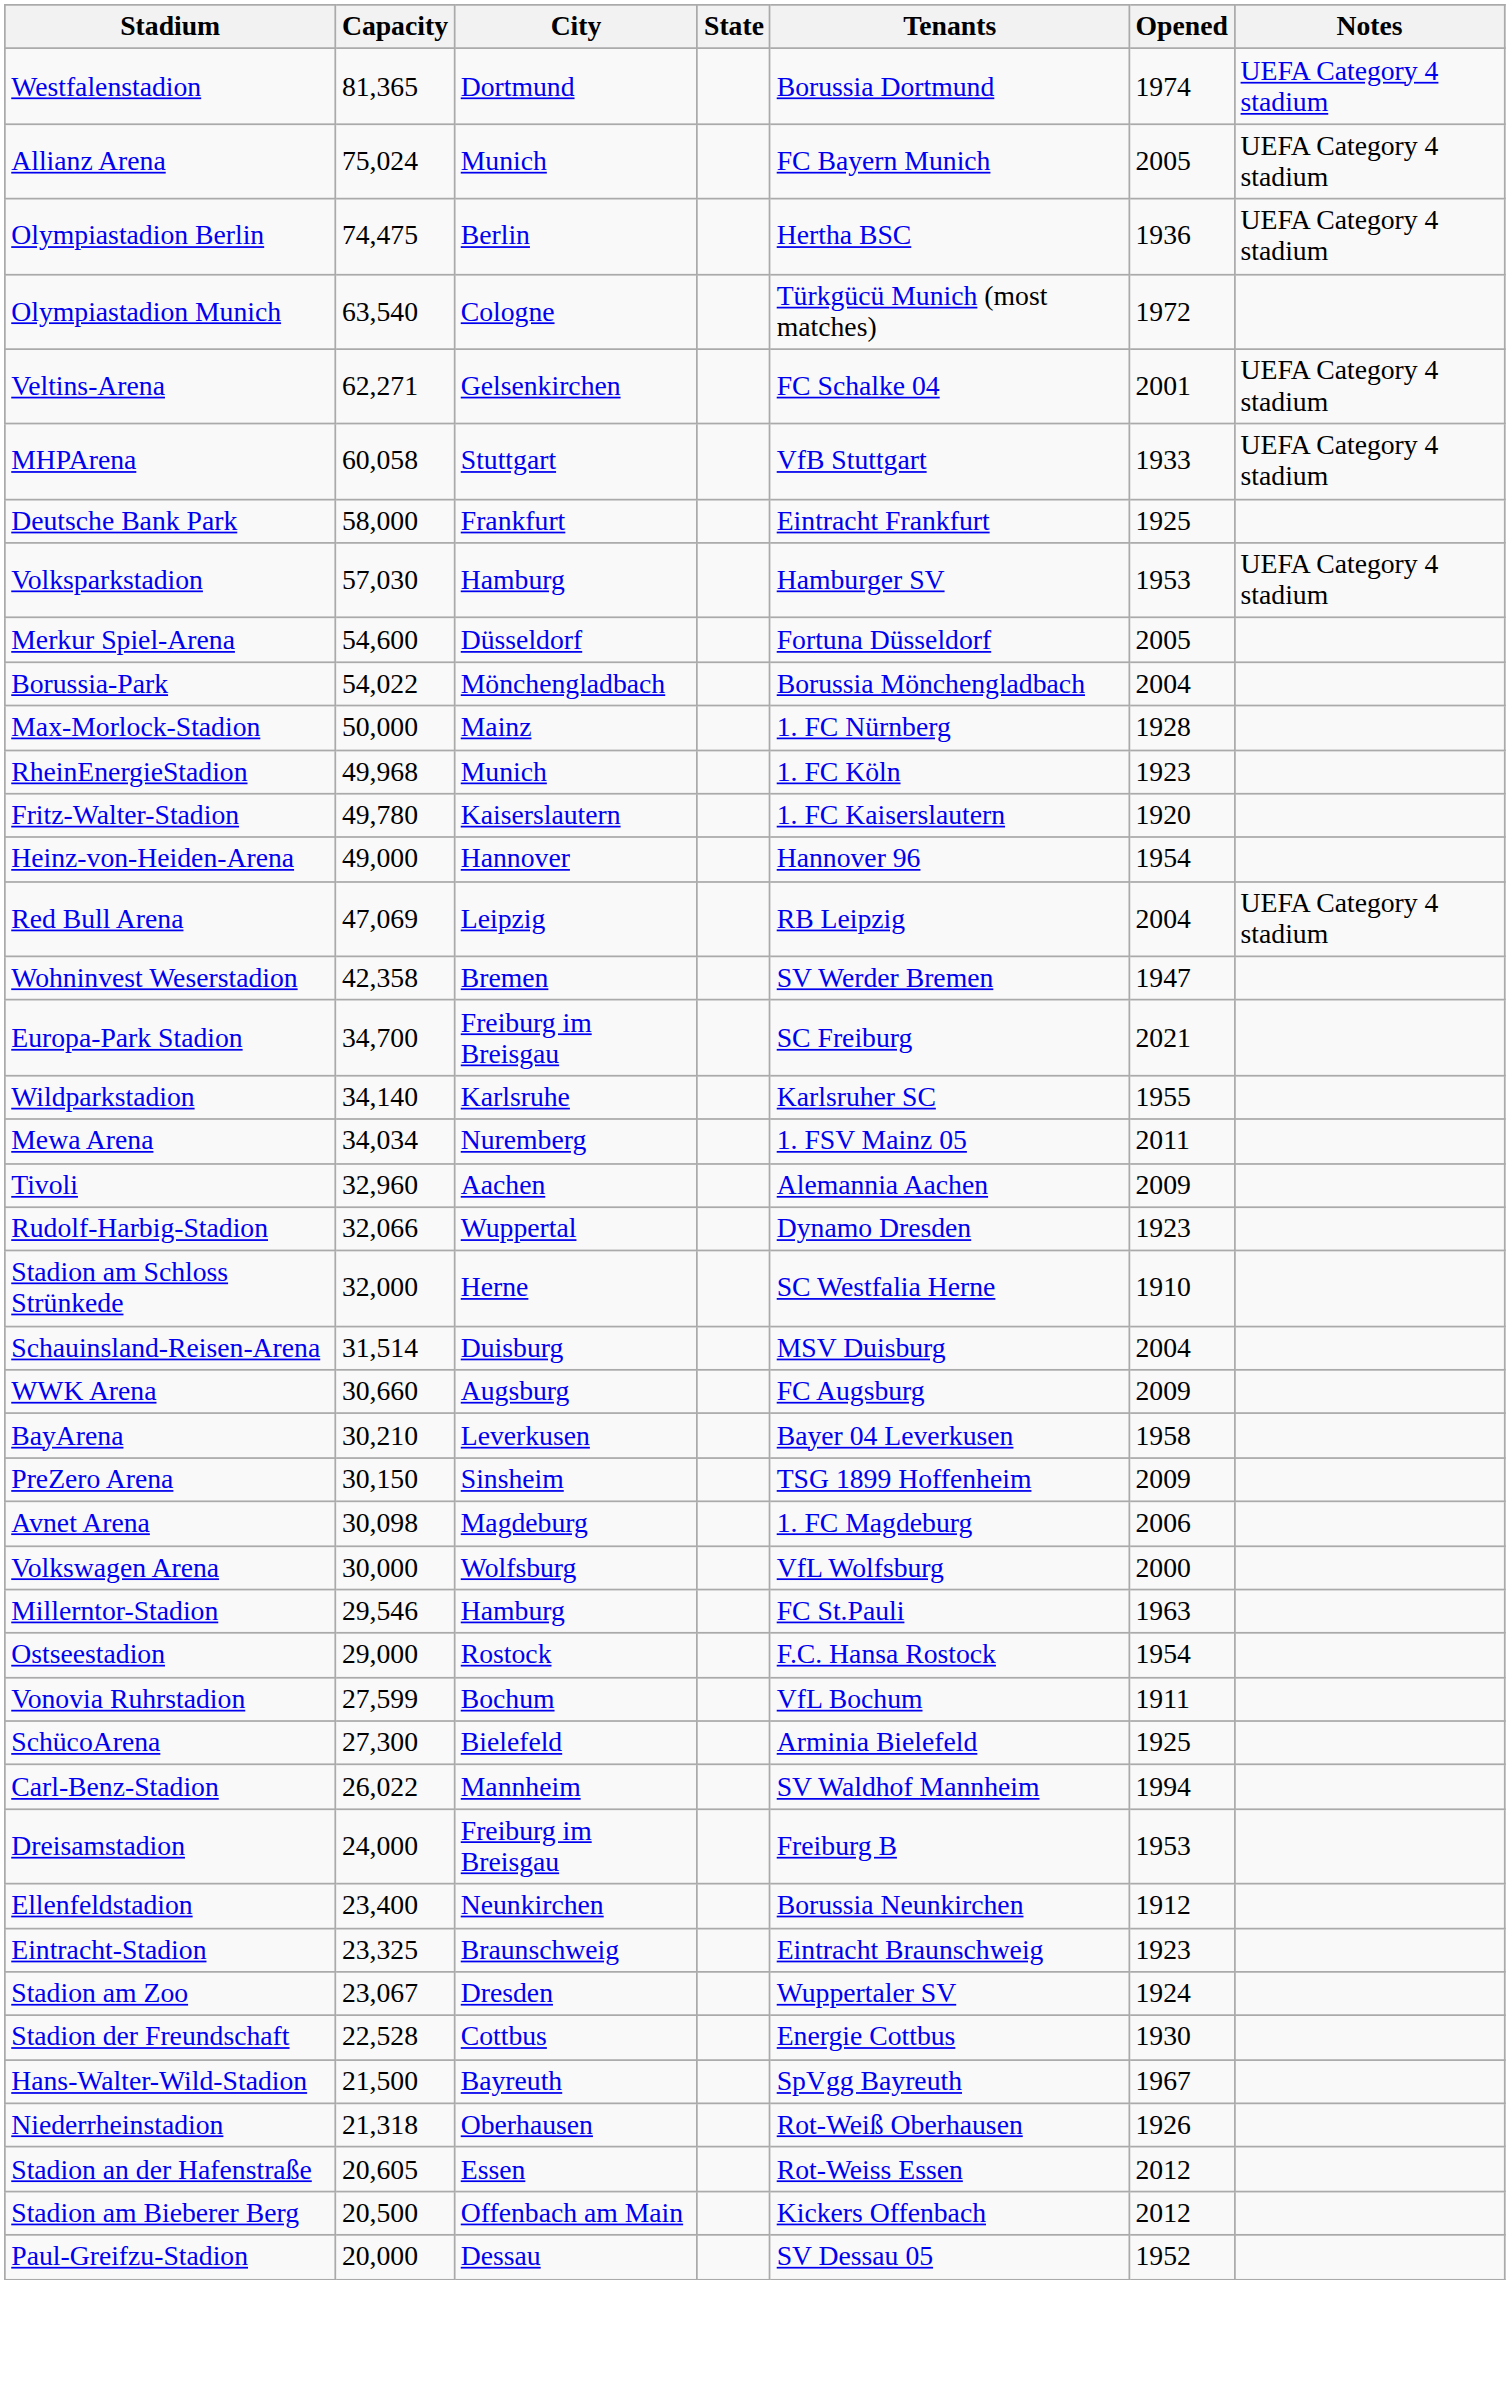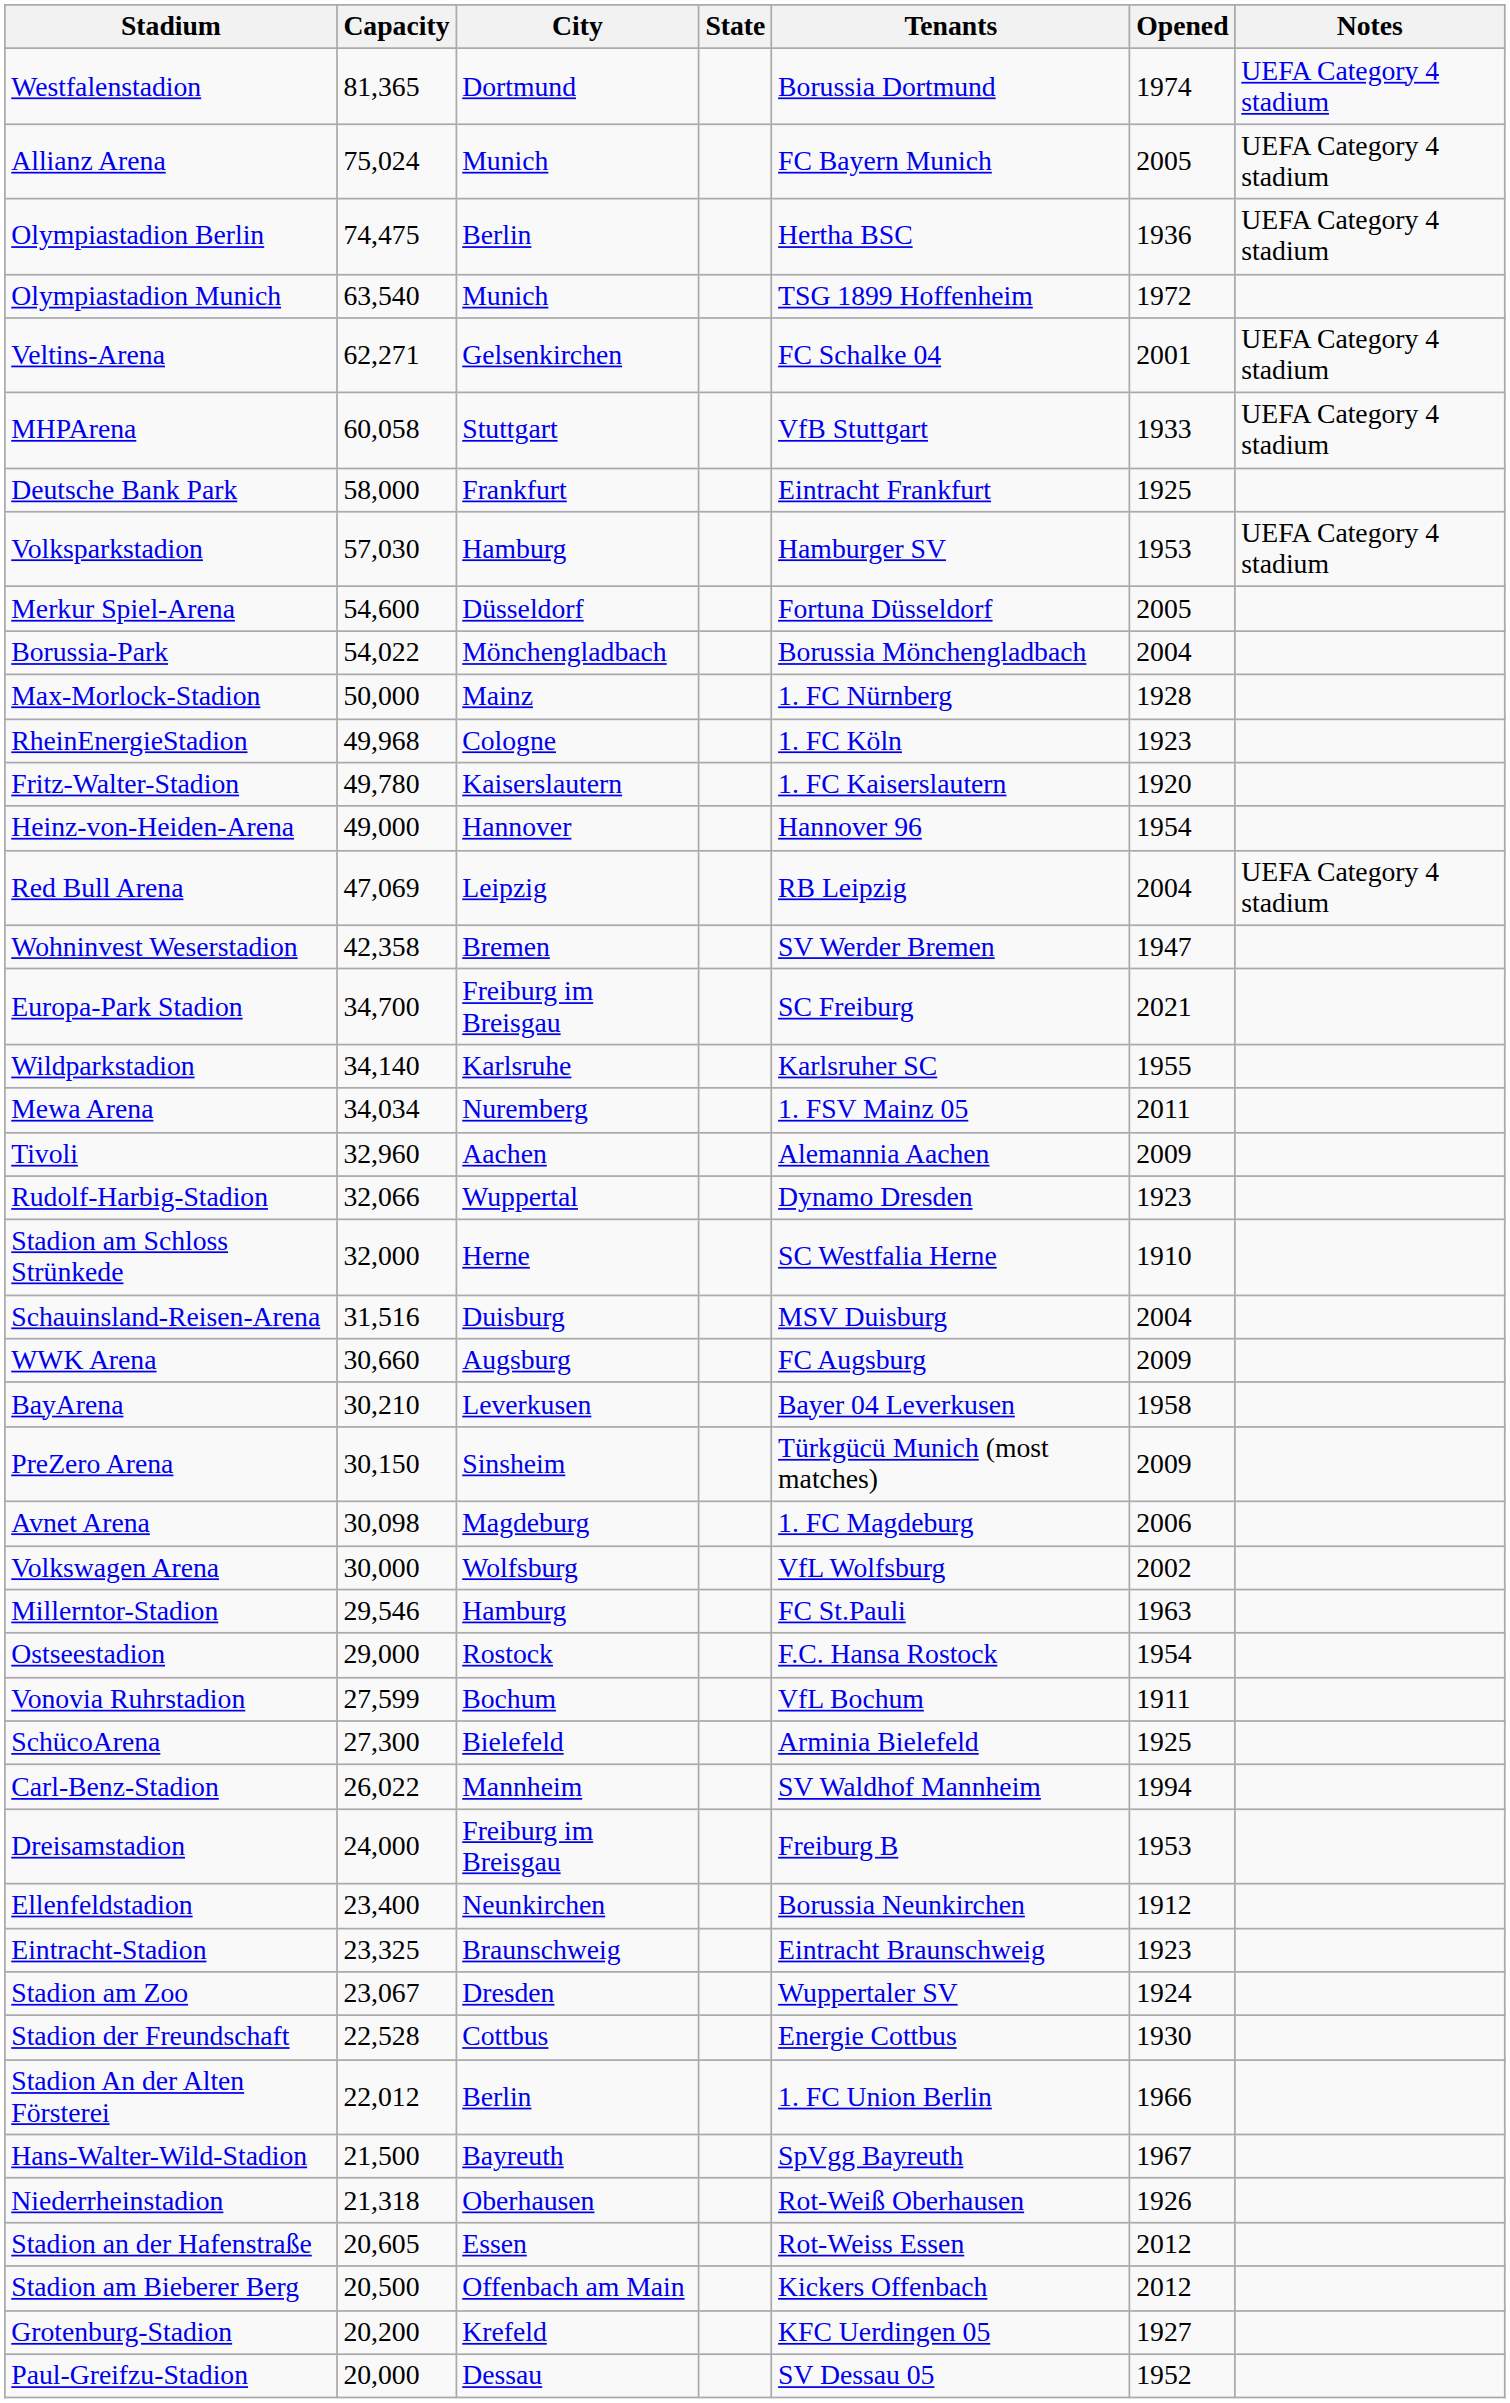(508, 311) Cologne -> (505, 295) Munich
(912, 311) Türkgücü Munich (most matches) -> (905, 295) TSG 1899 Hoffenheim
(504, 771) Munich -> (509, 740) Cologne
(380, 1347) 31,514 -> (381, 1316) 31,516
(904, 1479) TSG 1899 Hoffenheim -> (913, 1463) Türkgücü Munich (most matches)
(1163, 1567) 2000 -> (1164, 1567) 2002
+ row: (128, 2096)
+ row: (122, 2331)
